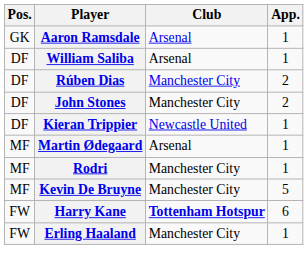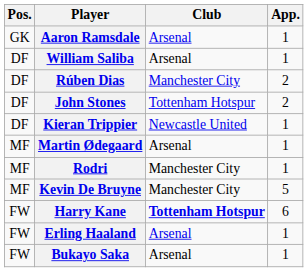(194, 102) Manchester City -> (202, 102) Tottenham Hotspur
(194, 233) Manchester City -> (170, 233) Arsenal
+ row: (90, 255)
